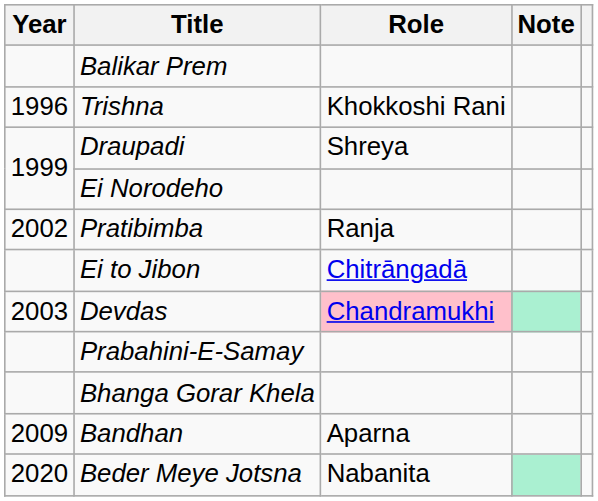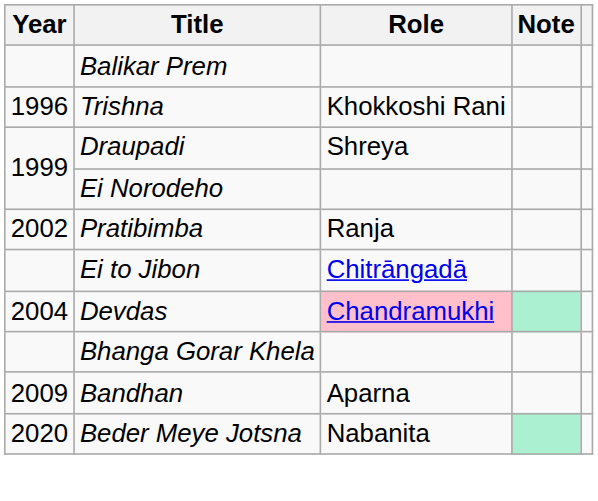(39, 310) 2003 -> (39, 310) 2004
- row: (192, 351)
